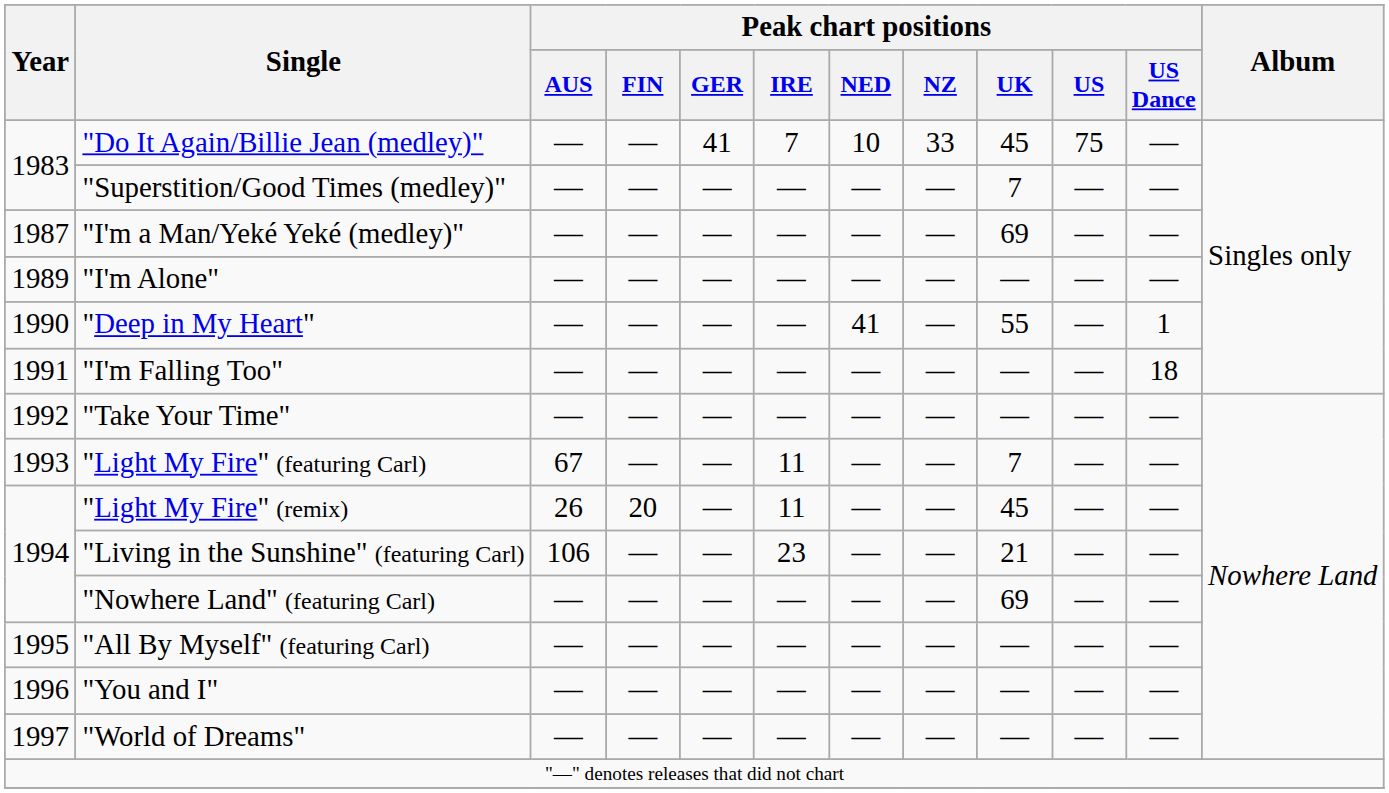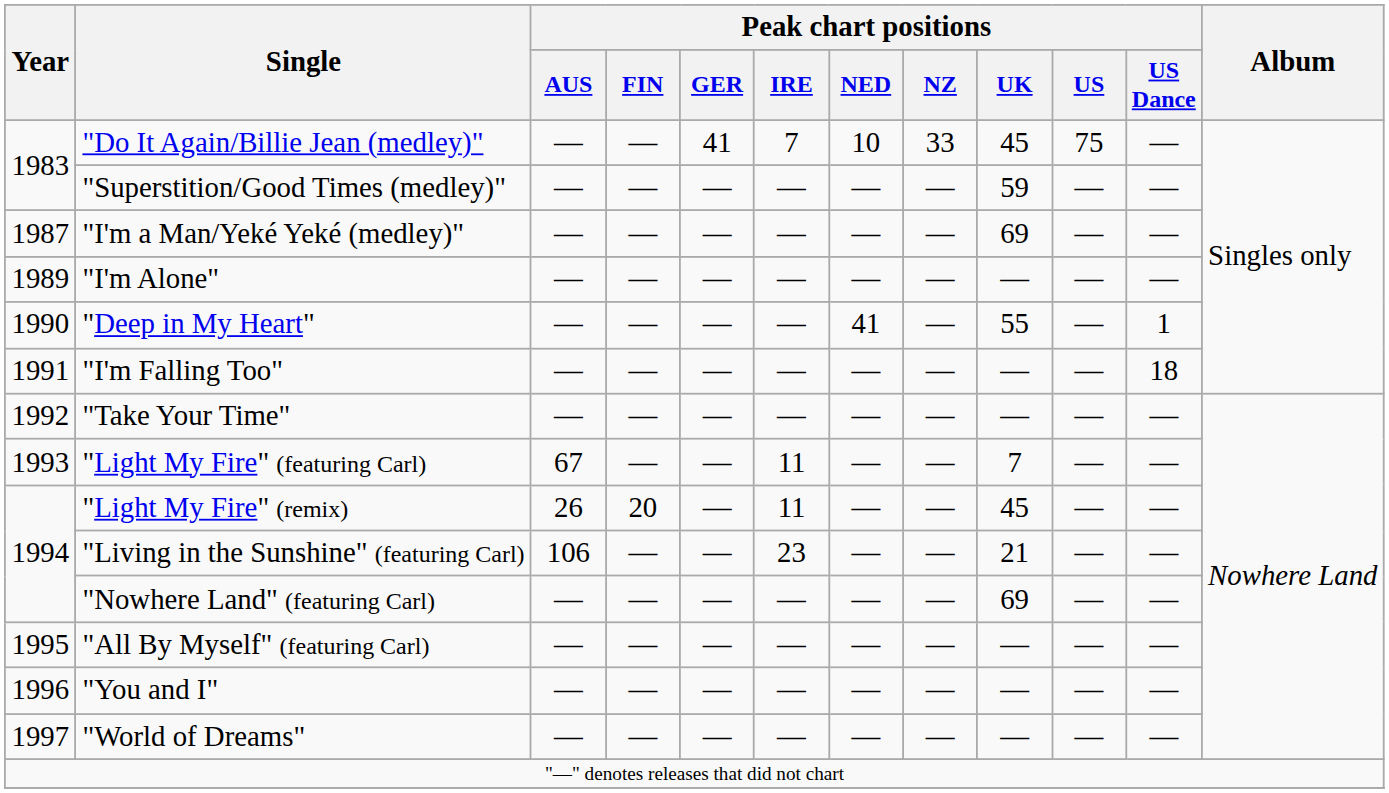(1015, 187) 7 -> (1015, 187) 59
